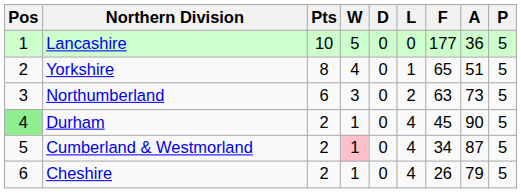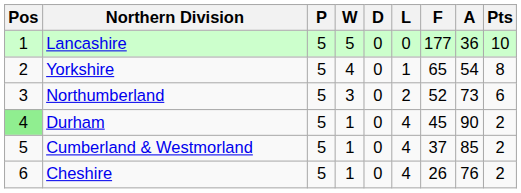columns swapped: (503, 17) <-> (324, 17)
(474, 69) 51 -> (469, 69) 54
(443, 95) 63 -> (438, 95) 52
(355, 148) pink background -> (350, 148) no background
(443, 148) 34 -> (438, 148) 37
(474, 148) 87 -> (469, 148) 85
(474, 174) 79 -> (469, 174) 76
